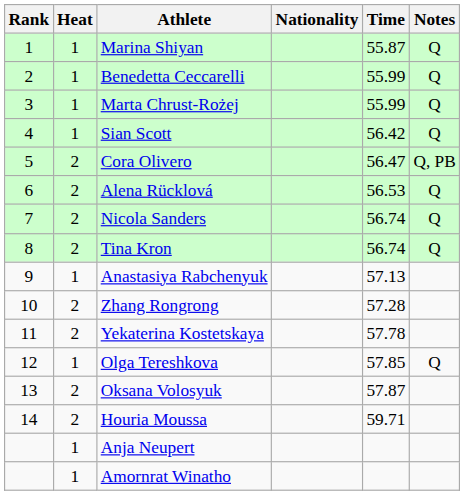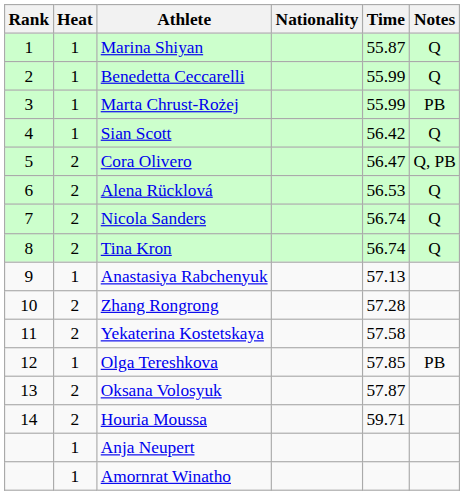(435, 104) Q -> (435, 104) PB
(386, 333) 57.78 -> (386, 333) 57.58
(435, 361) Q -> (435, 361) PB
